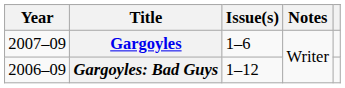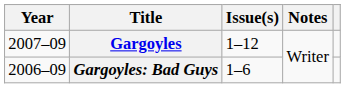(238, 43) 1–6 -> (242, 43) 1–12
(242, 69) 1–12 -> (238, 69) 1–6
